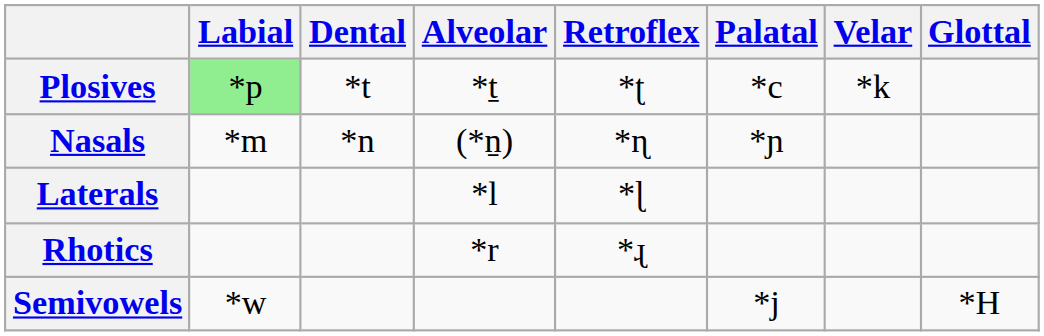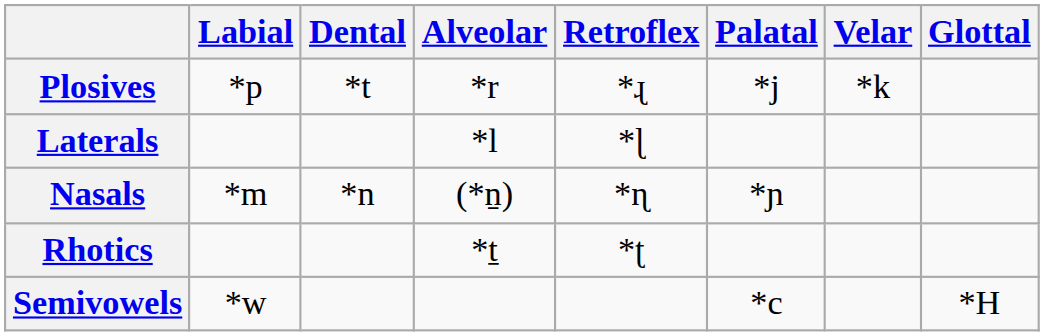(246, 85) lightgreen background -> (246, 85) no background
(485, 85) *ṯ -> (485, 85) *r
(631, 85) *ʈ -> (631, 85) *ɻ
(766, 85) *c -> (766, 85) *j
rows swapped: (98, 140) <-> (98, 194)
(485, 248) *r -> (485, 248) *ṯ
(631, 248) *ɻ -> (631, 248) *ʈ
(766, 303) *j -> (766, 303) *c
